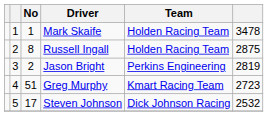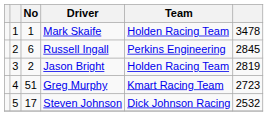(31, 49) 8 -> (31, 49) 6
(178, 49) Holden Racing Team -> (176, 49) Perkins Engineering
(248, 49) 2875 -> (248, 49) 2845
(176, 67) Perkins Engineering -> (178, 67) Holden Racing Team
